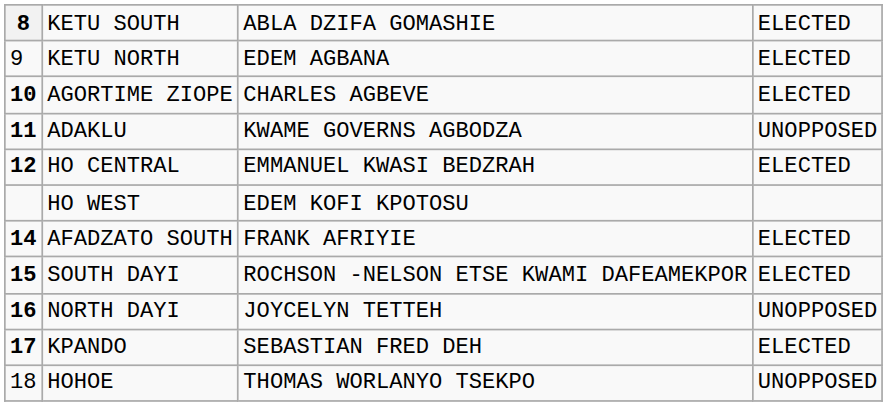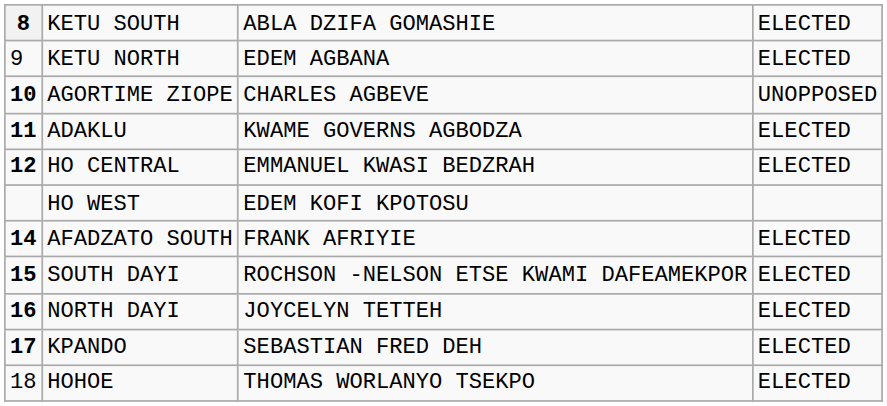(804, 95) ELECTED -> (818, 95) UNOPPOSED
(818, 131) UNOPPOSED -> (804, 131) ELECTED
(818, 311) UNOPPOSED -> (804, 311) ELECTED
(818, 383) UNOPPOSED -> (804, 383) ELECTED
